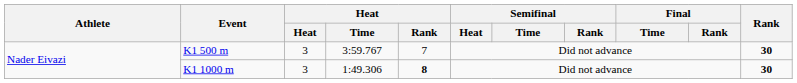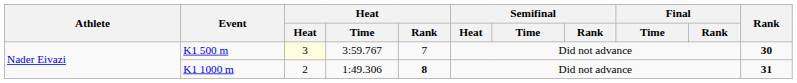(305, 51) no background -> (305, 51) lightyellow background
(305, 69) 3 -> (305, 69) 2
(766, 69) 30 -> (766, 69) 31
